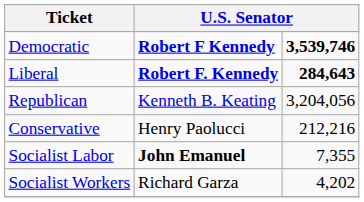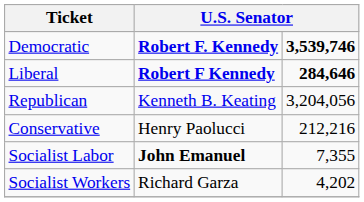(206, 45) Robert F Kennedy -> (208, 45) Robert F. Kennedy
(208, 73) Robert F. Kennedy -> (206, 73) Robert F Kennedy
(327, 73) 284,643 -> (327, 73) 284,646
